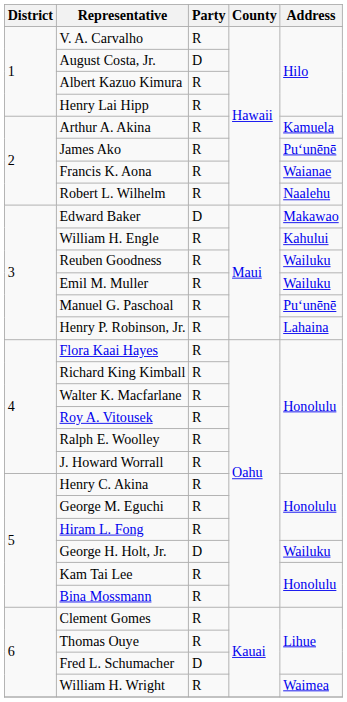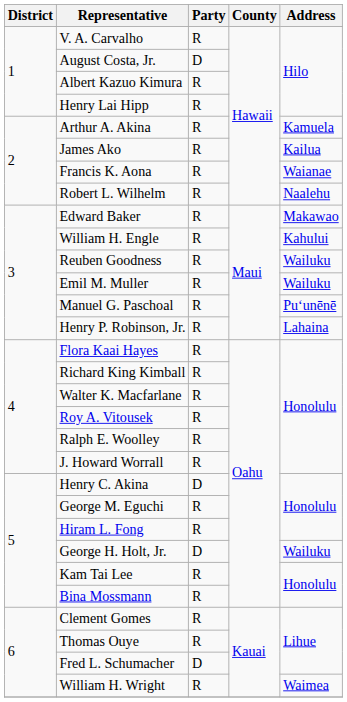(310, 149) Puʻunēnē -> (302, 149) Kailua
(197, 216) D -> (197, 216) R
(197, 484) R -> (197, 484) D
